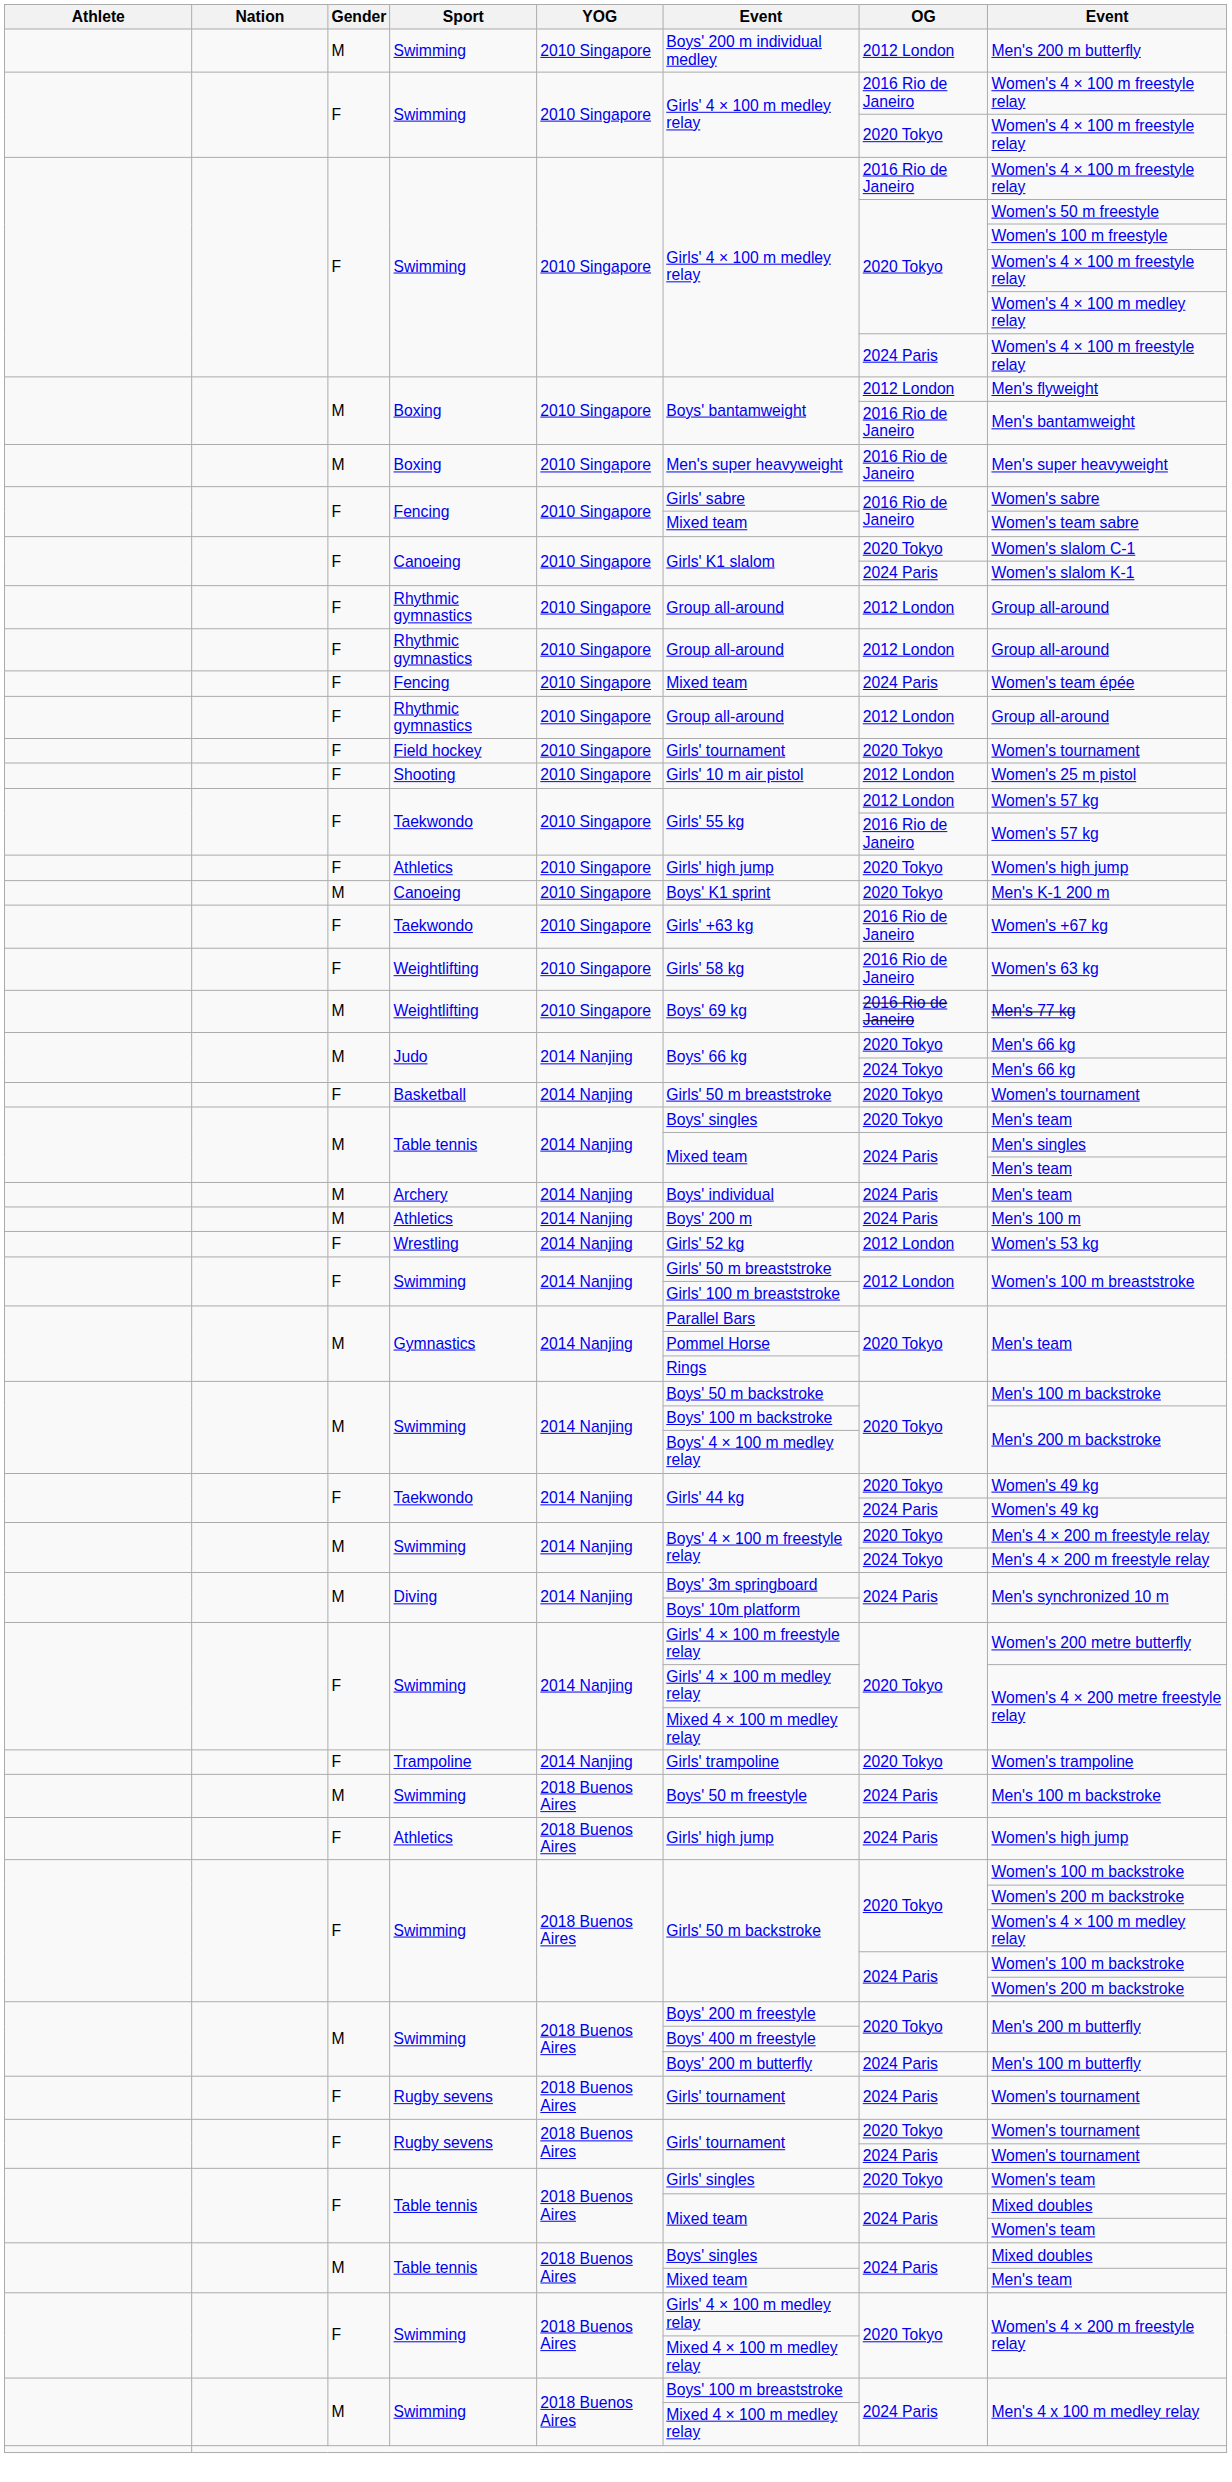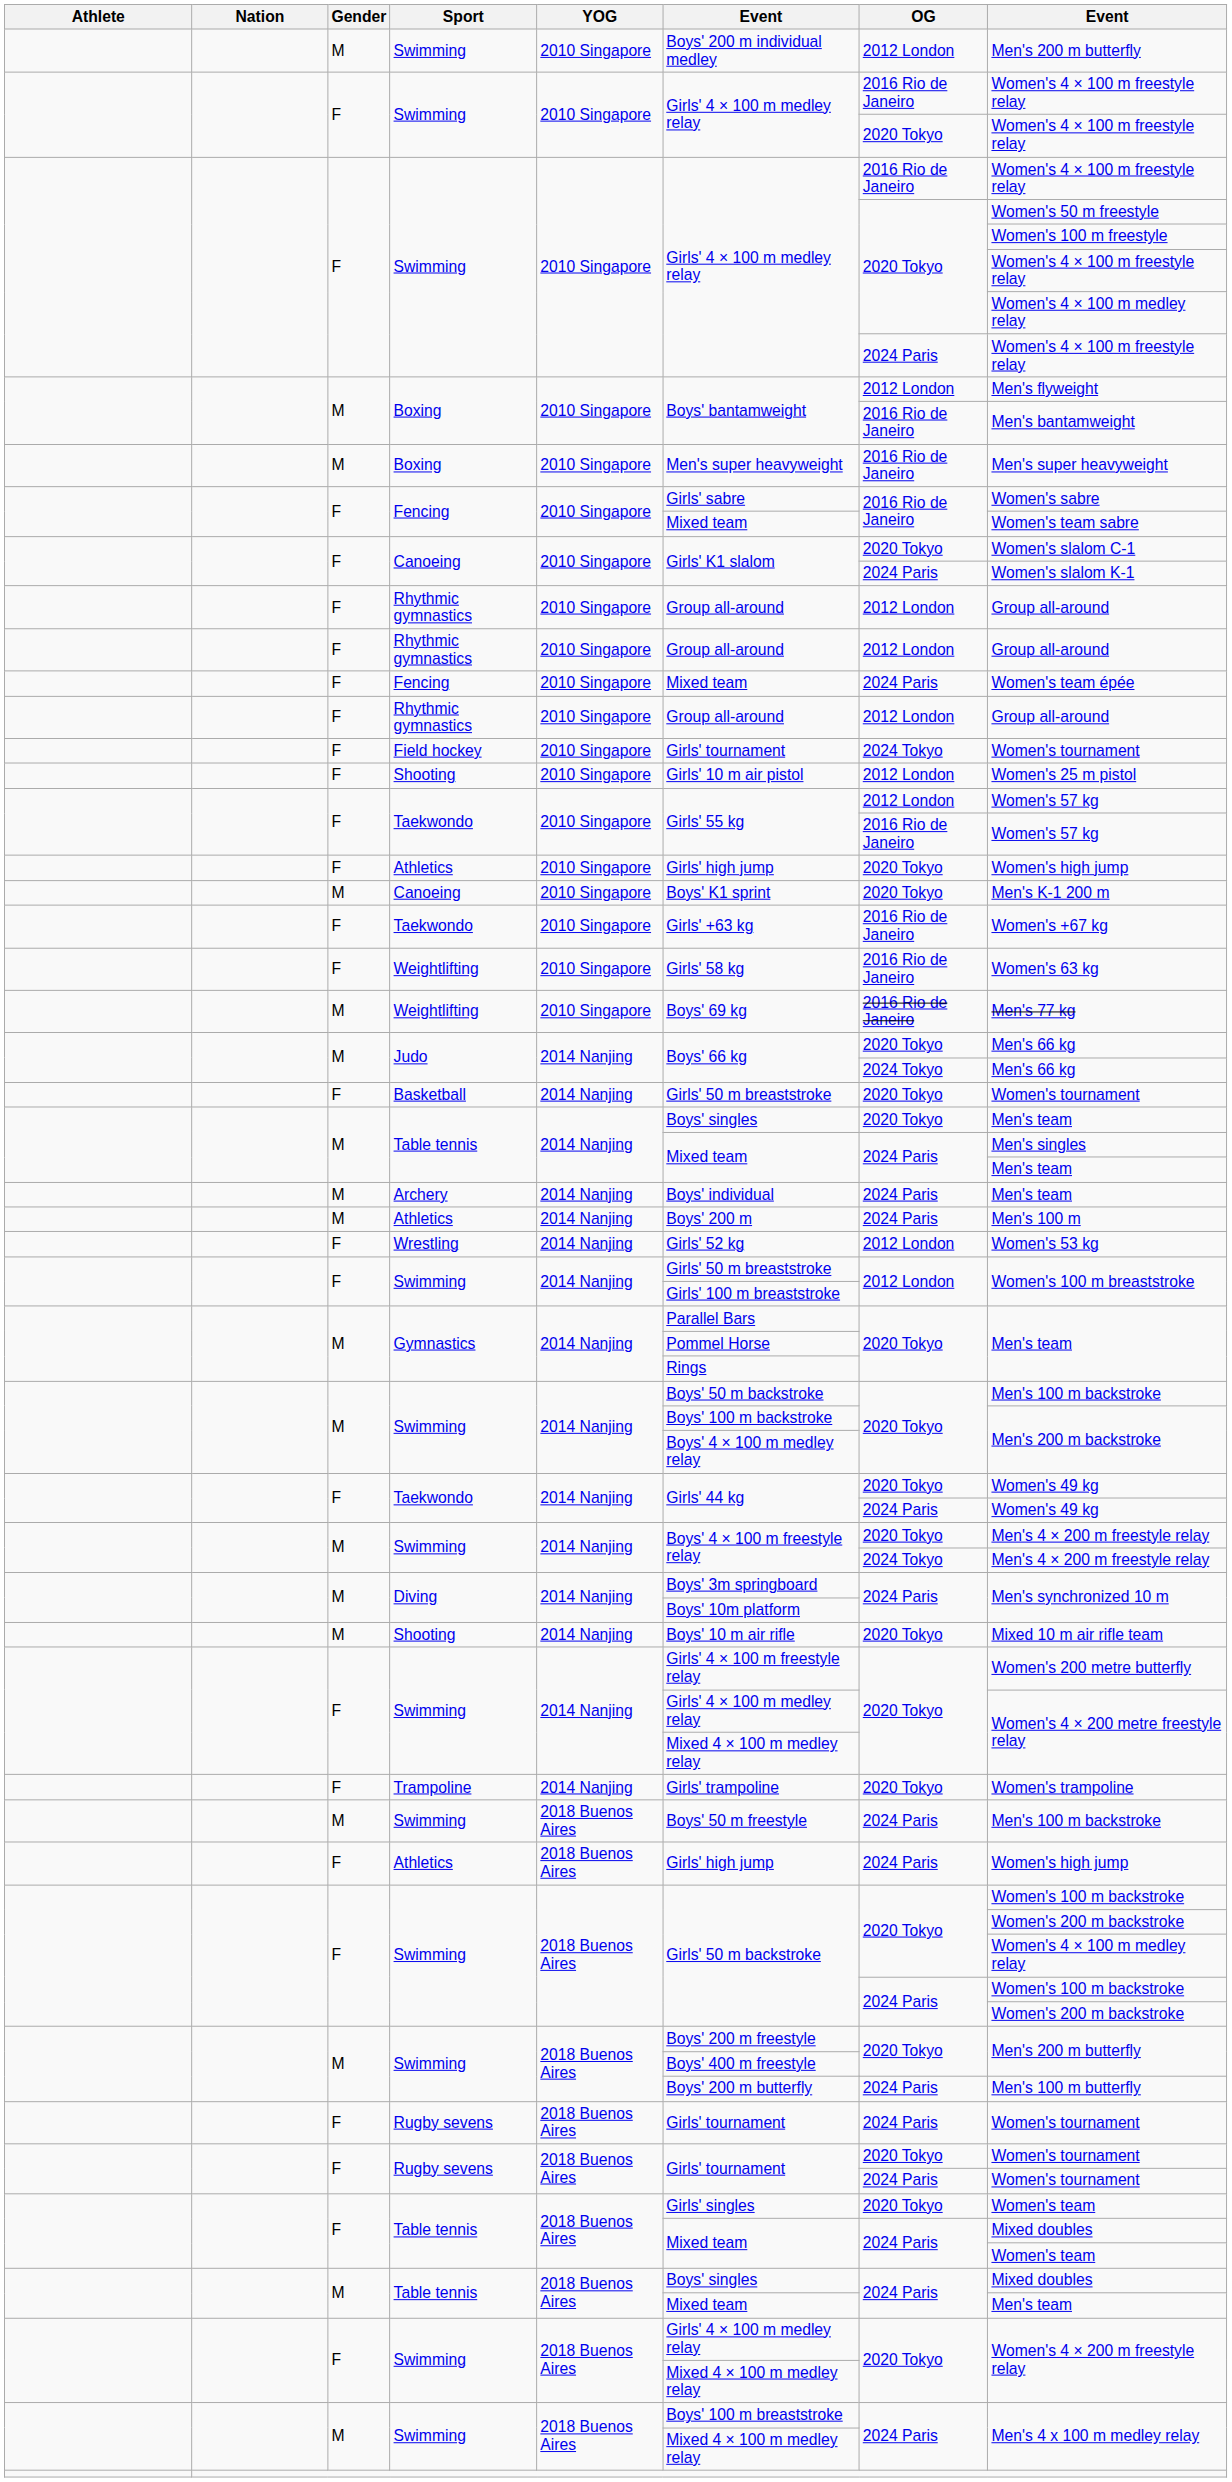(903, 750) 2020 Tokyo -> (903, 750) 2024 Tokyo
+ row: (338, 1634)
